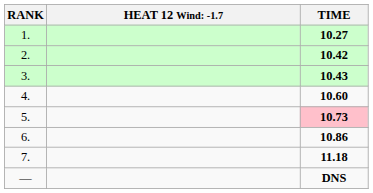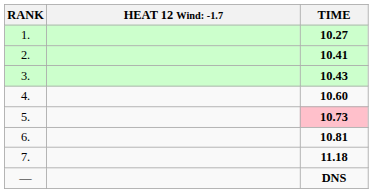(334, 55) 10.42 -> (334, 55) 10.41
(334, 137) 10.86 -> (334, 137) 10.81
